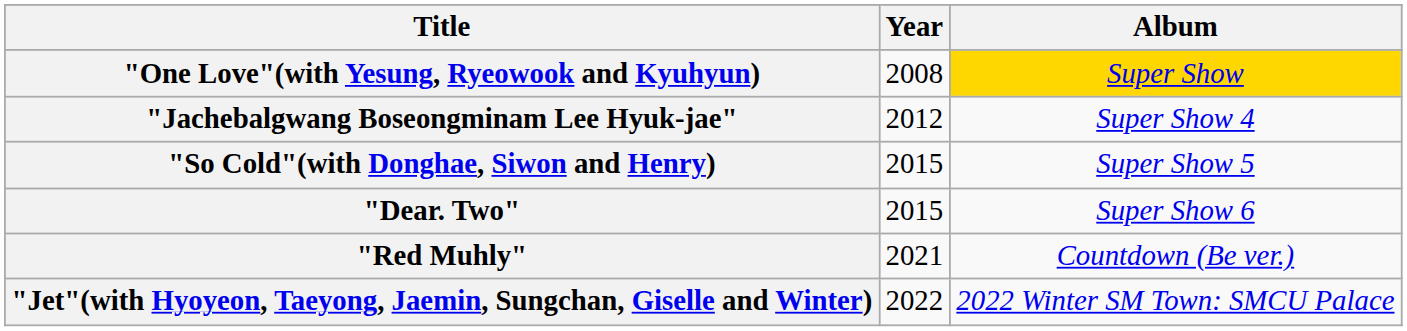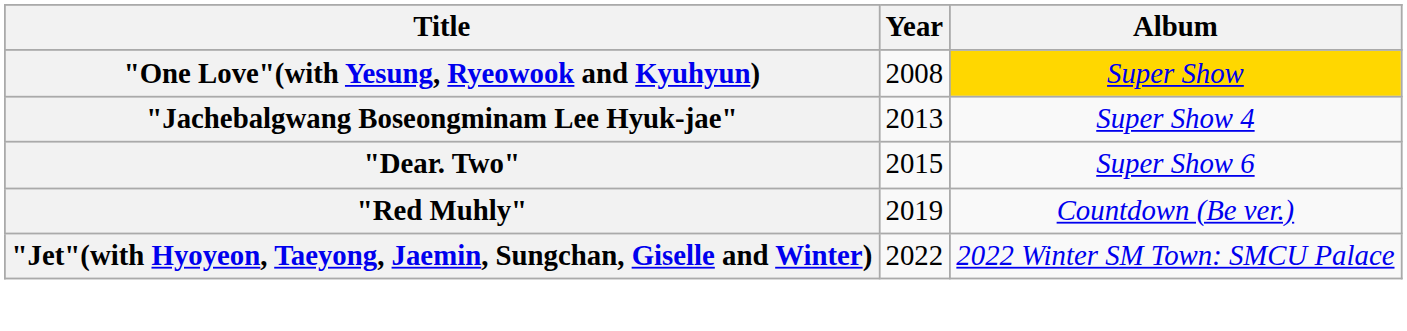(914, 118) 2012 -> (914, 118) 2013
- row: (442, 164)
(914, 255) 2021 -> (914, 210) 2019
